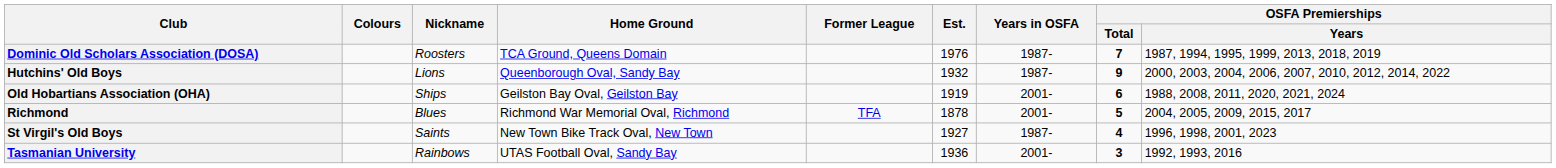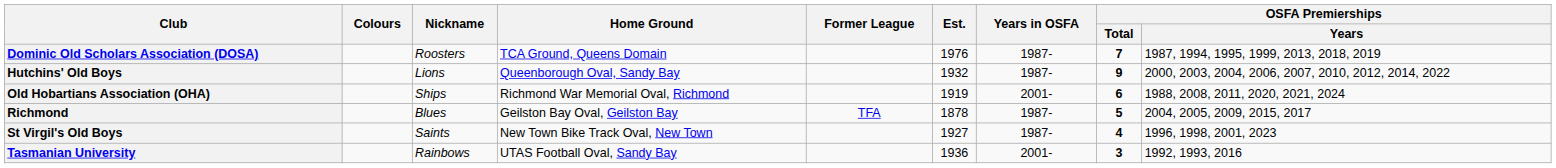(589, 93) Geilston Bay Oval, Geilston Bay -> (615, 93) Richmond War Memorial Oval, Richmond
(615, 113) Richmond War Memorial Oval, Richmond -> (589, 113) Geilston Bay Oval, Geilston Bay
(1036, 113) 2001- -> (1036, 113) 1987-
